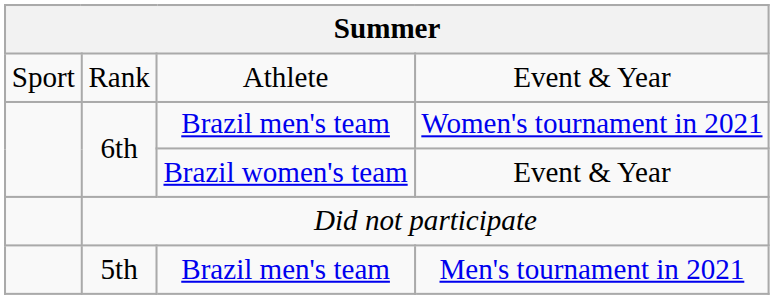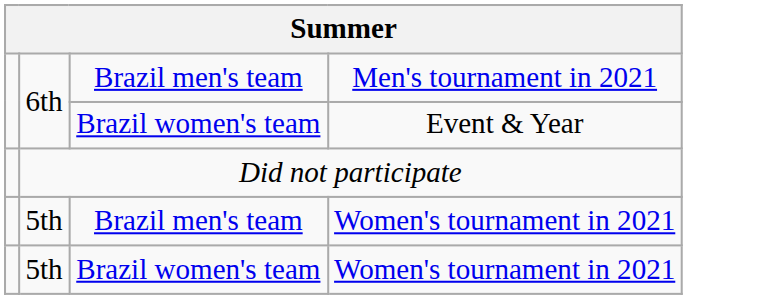- row: (119, 76)
(592, 124) Women's tournament in 2021 -> (505, 76) Men's tournament in 2021
(592, 268) Men's tournament in 2021 -> (505, 220) Women's tournament in 2021
+ row: (44, 268)
